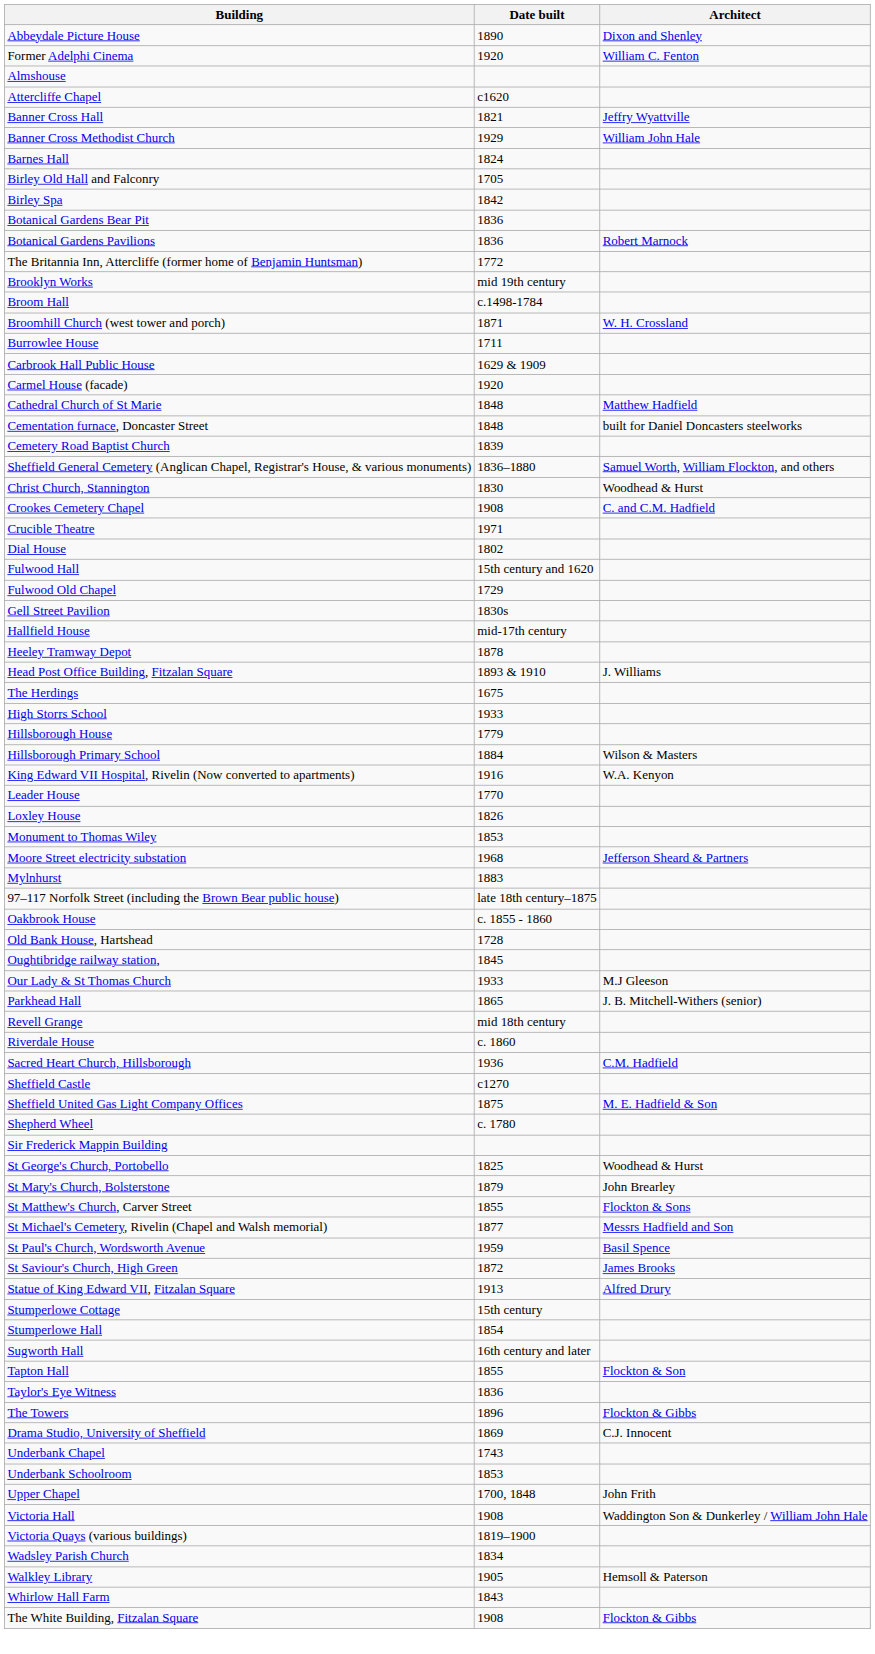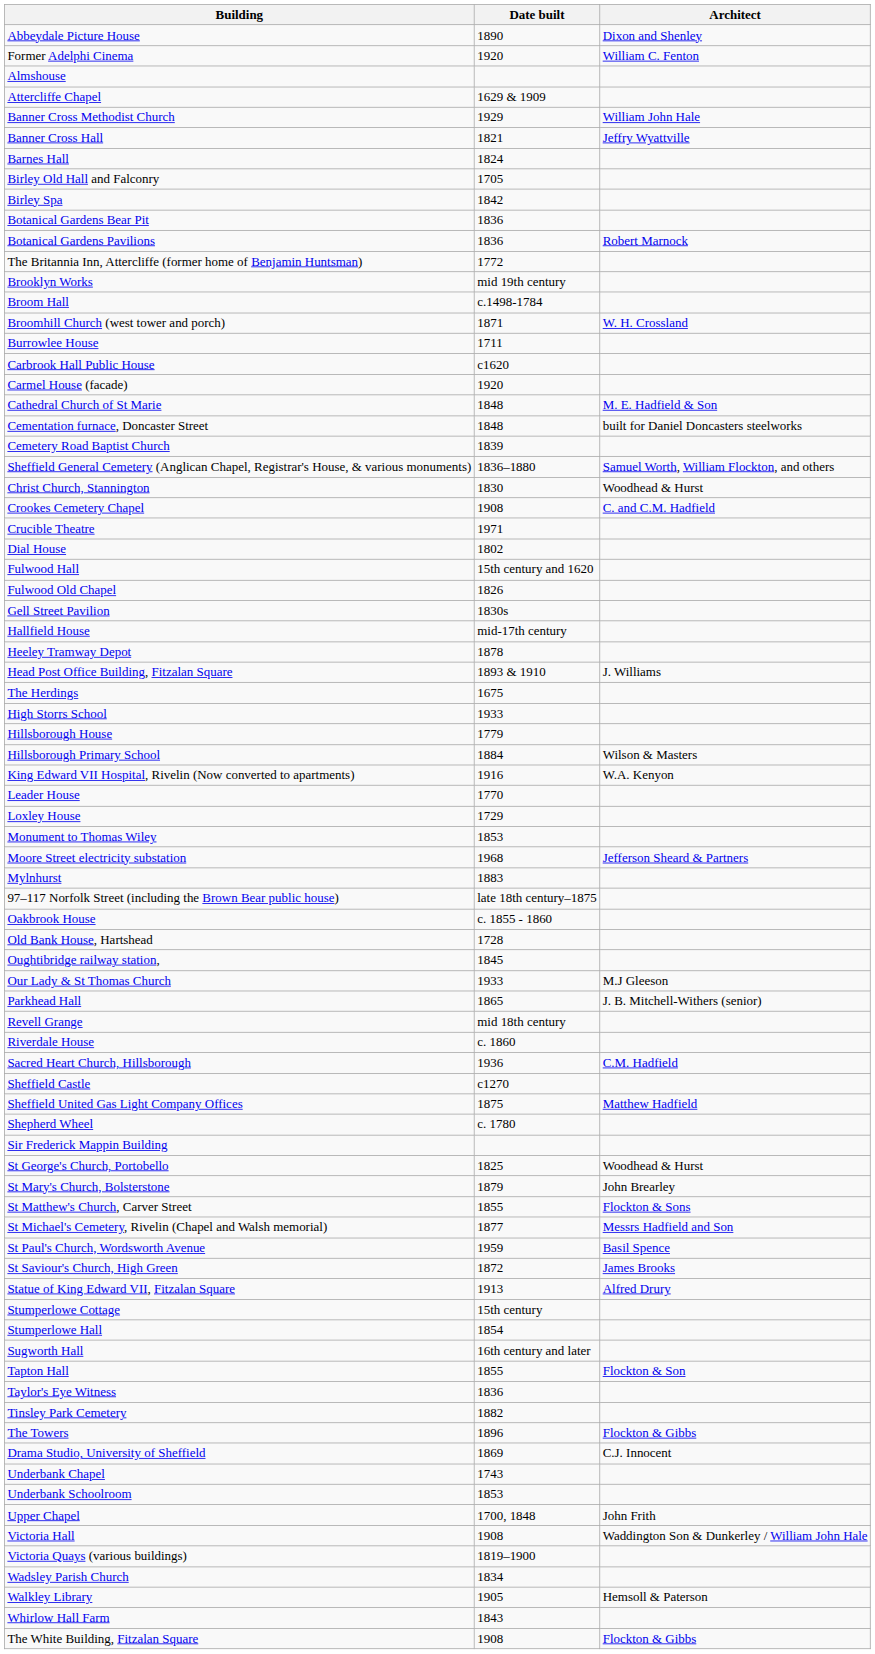(493, 96) c1620 -> (511, 96) 1629 & 1909
rows swapped: (55, 117) <-> (91, 138)
(511, 364) 1629 & 1909 -> (493, 364) c1620
(650, 405) Matthew Hadfield -> (660, 405) M. E. Hadfield & Son
(490, 590) 1729 -> (490, 590) 1826
(490, 816) 1826 -> (490, 816) 1729
(660, 1104) M. E. Hadfield & Son -> (650, 1104) Matthew Hadfield
+ row: (67, 1412)
